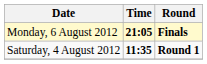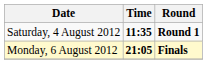rows swapped: (64, 50) <-> (62, 31)
